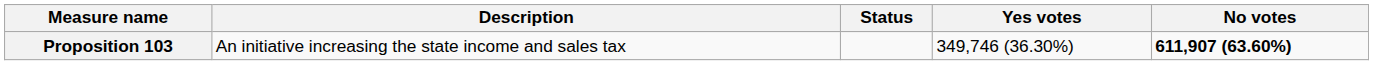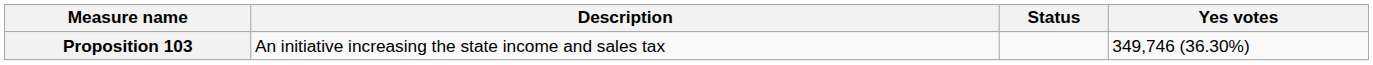- column: (1260, 18)
